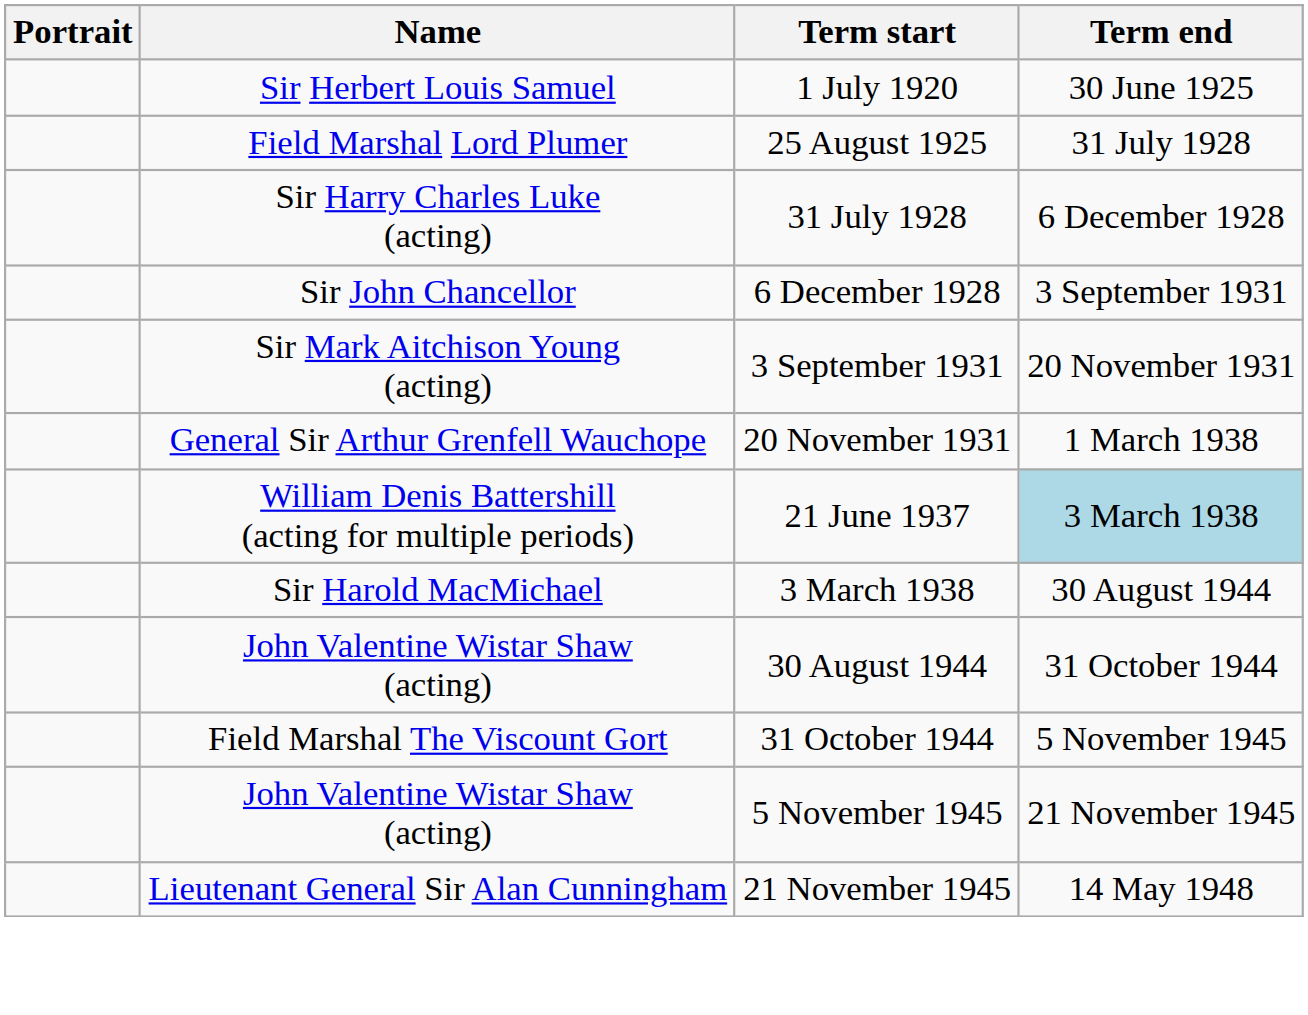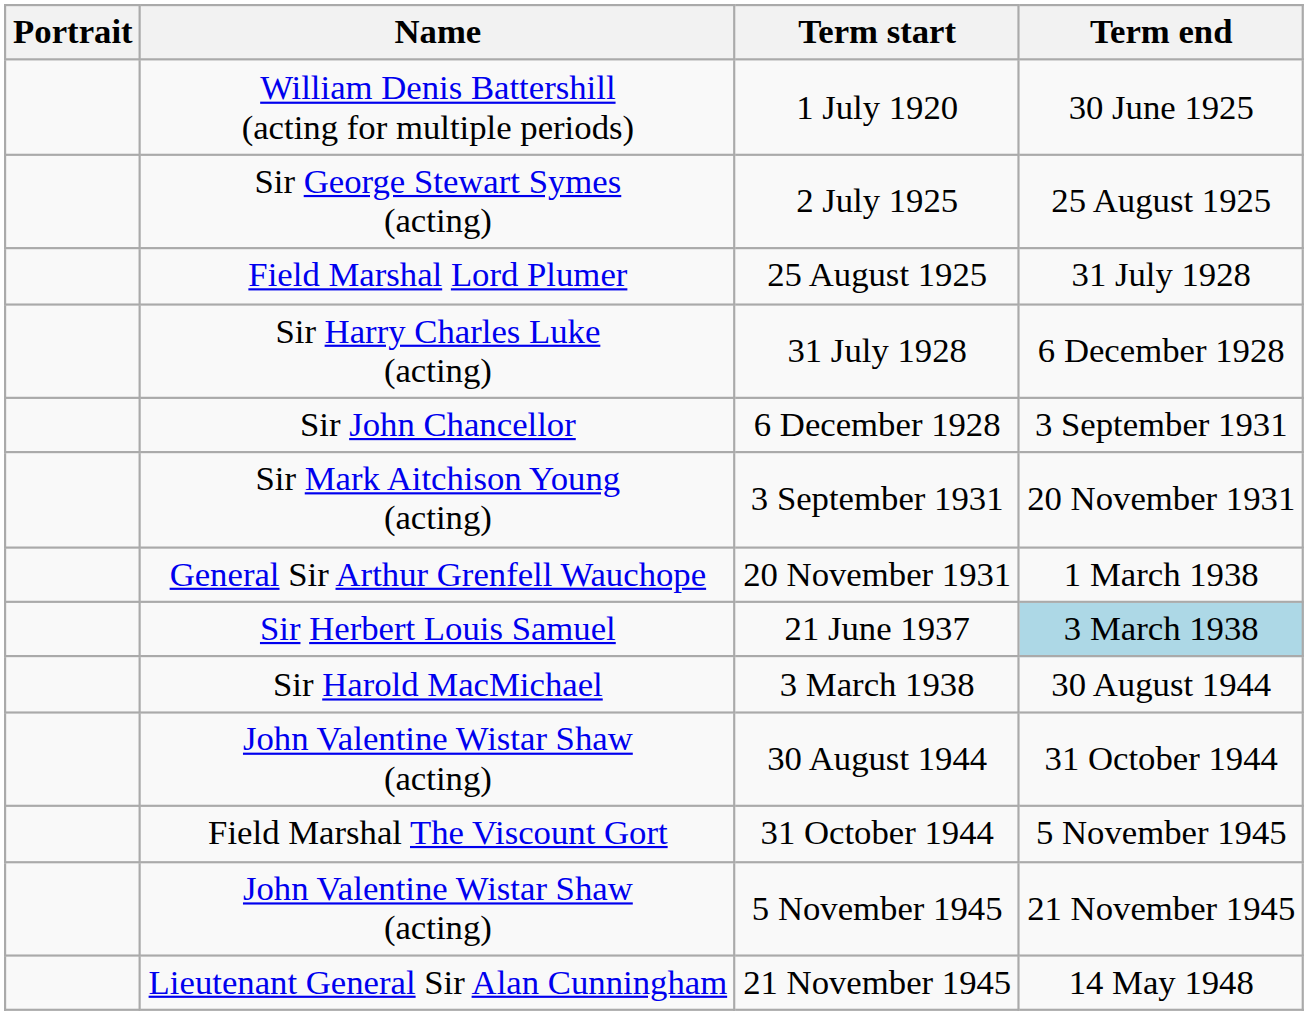(438, 87) Sir Herbert Louis Samuel -> (438, 106) William Denis Battershill (acting for multiple periods)
+ row: (877, 200)
(438, 515) William Denis Battershill (acting for multiple periods) -> (438, 628) Sir Herbert Louis Samuel
